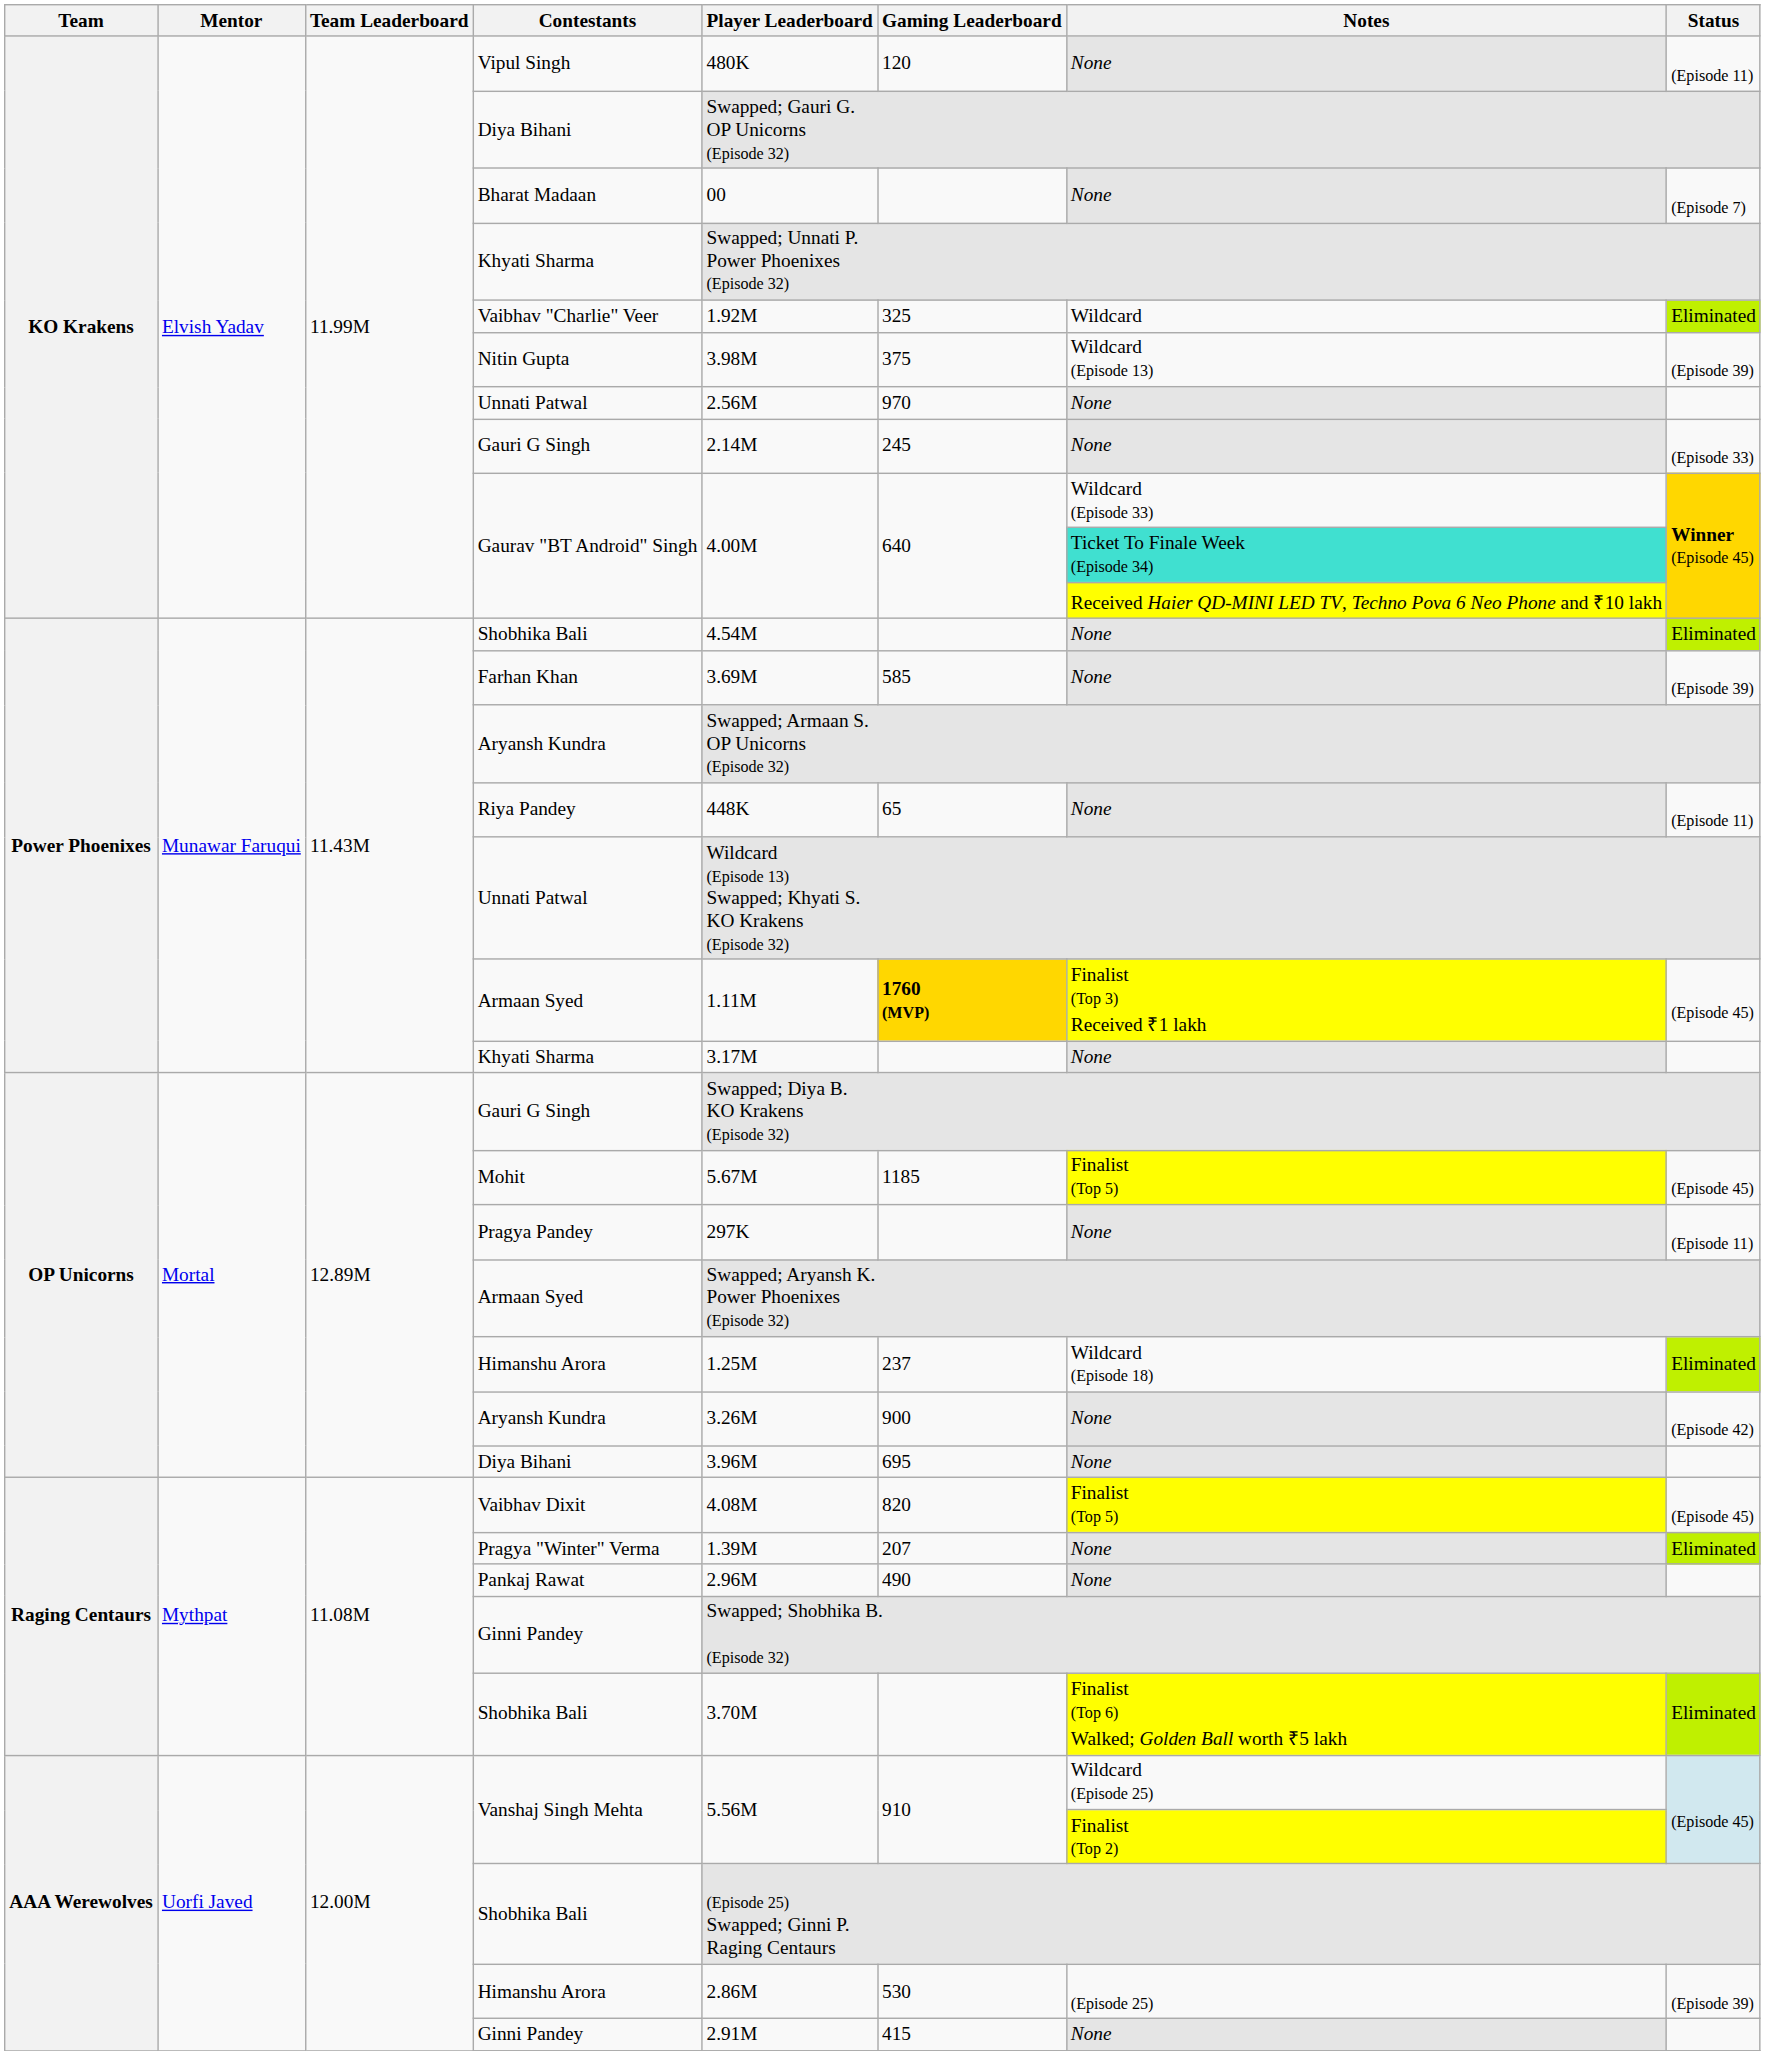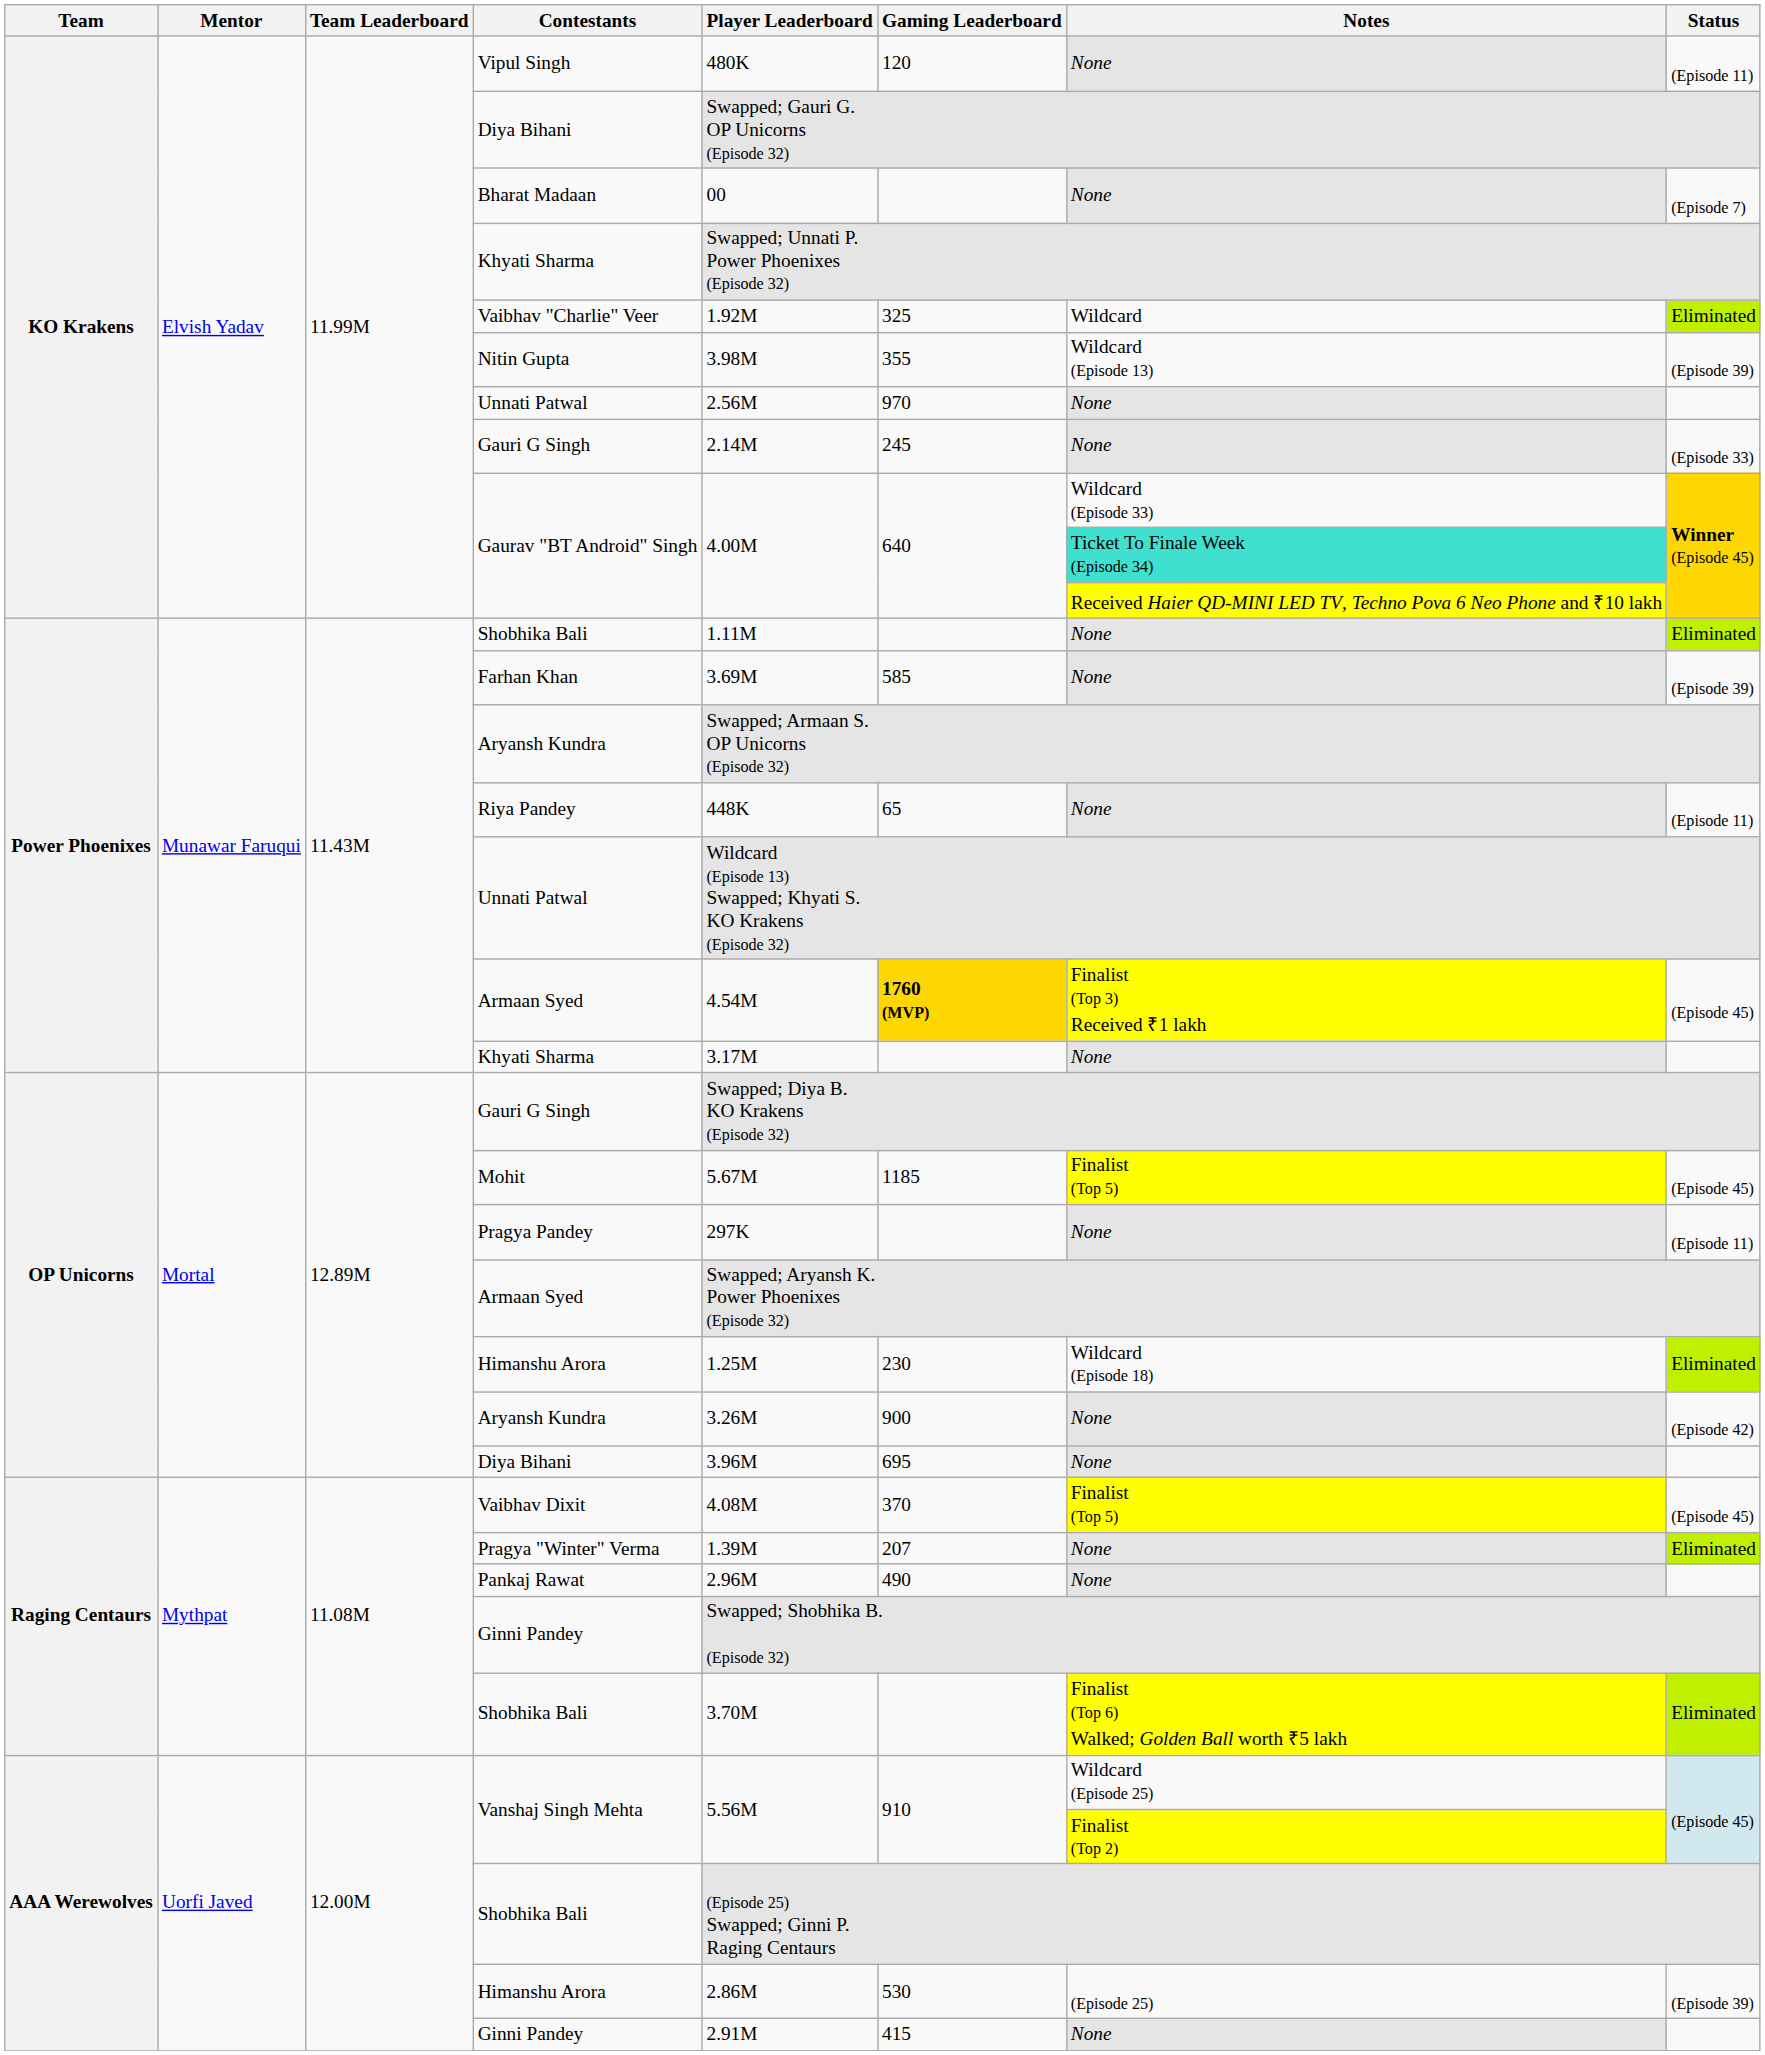(896, 358) 375 -> (896, 358) 355
(732, 633) 4.54M -> (732, 633) 1.11M
(732, 999) 1.11M -> (732, 999) 4.54M
(896, 1363) 237 -> (896, 1363) 230
(896, 1504) 820 -> (896, 1504) 370
